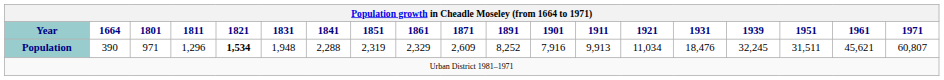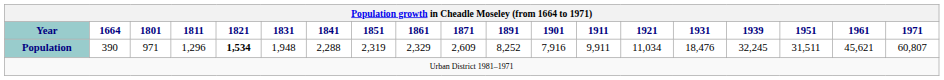(598, 48) 9,913 -> (598, 48) 9,911
